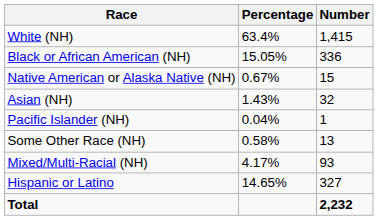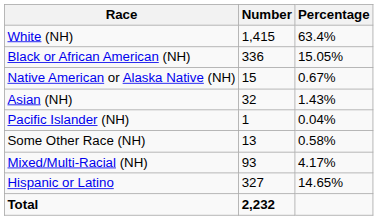columns swapped: (344, 15) <-> (277, 15)
